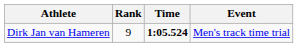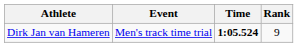columns swapped: (241, 14) <-> (128, 14)
